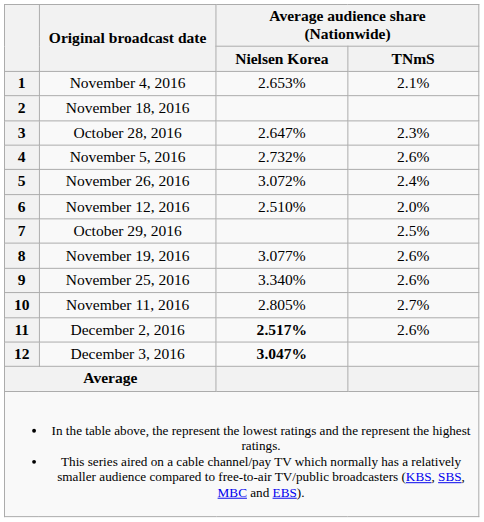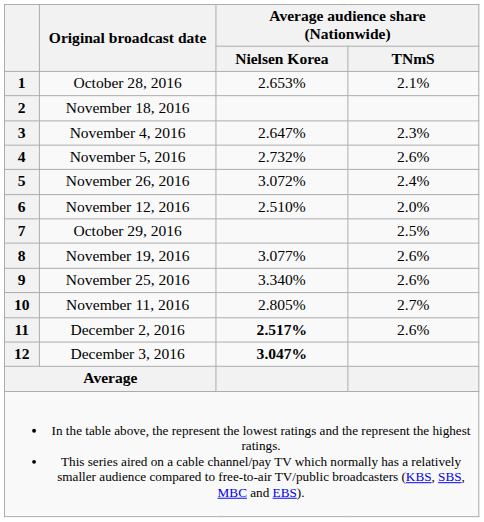(128, 83) November 4, 2016 -> (128, 83) October 28, 2016
(128, 132) October 28, 2016 -> (128, 132) November 4, 2016
